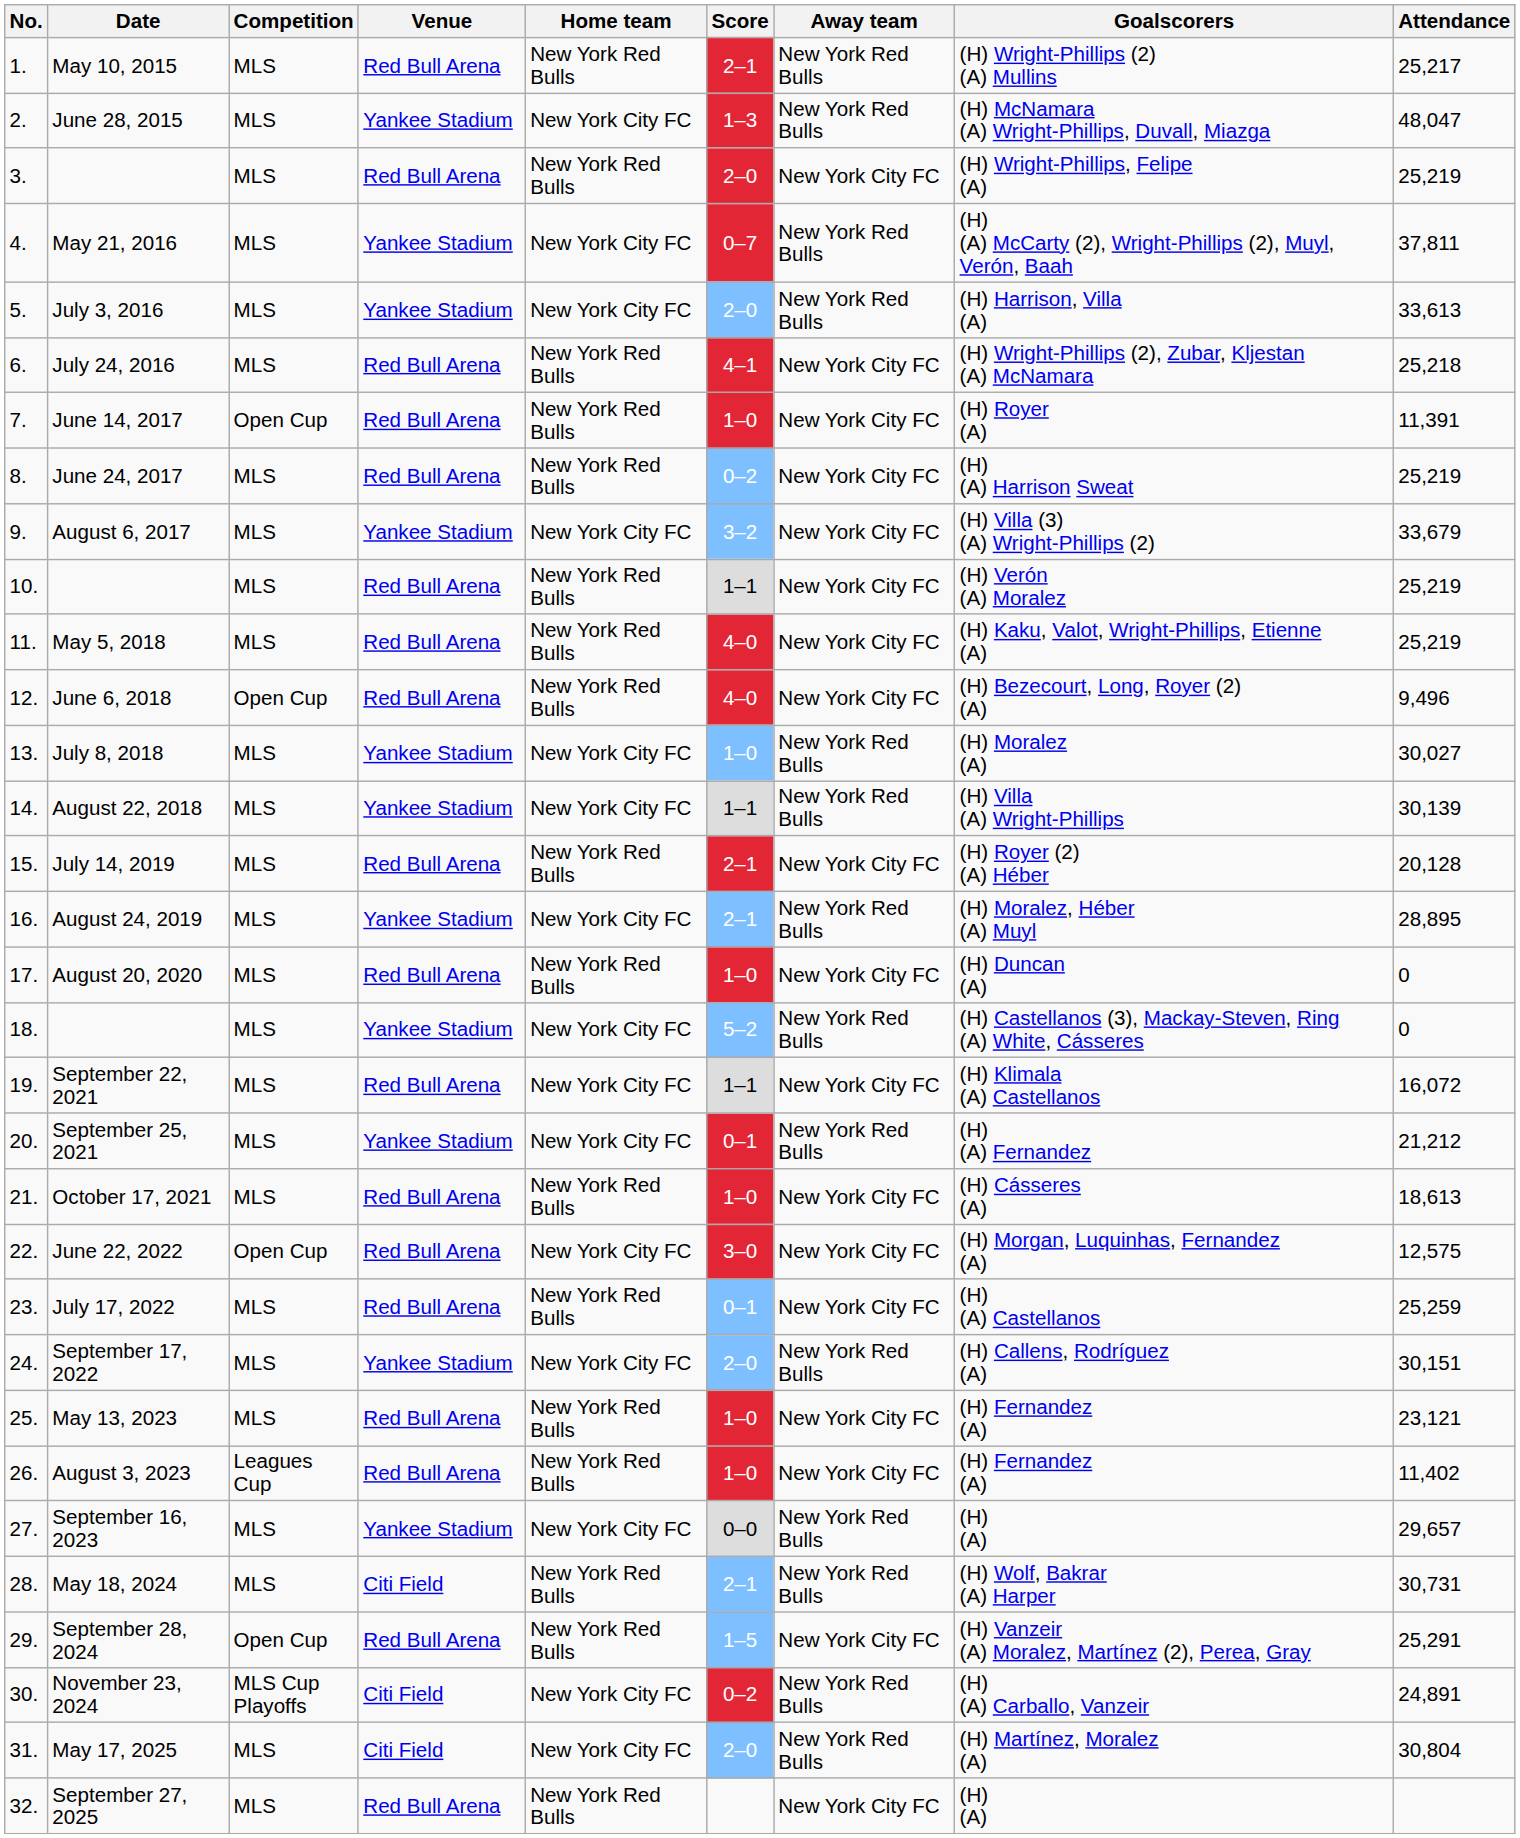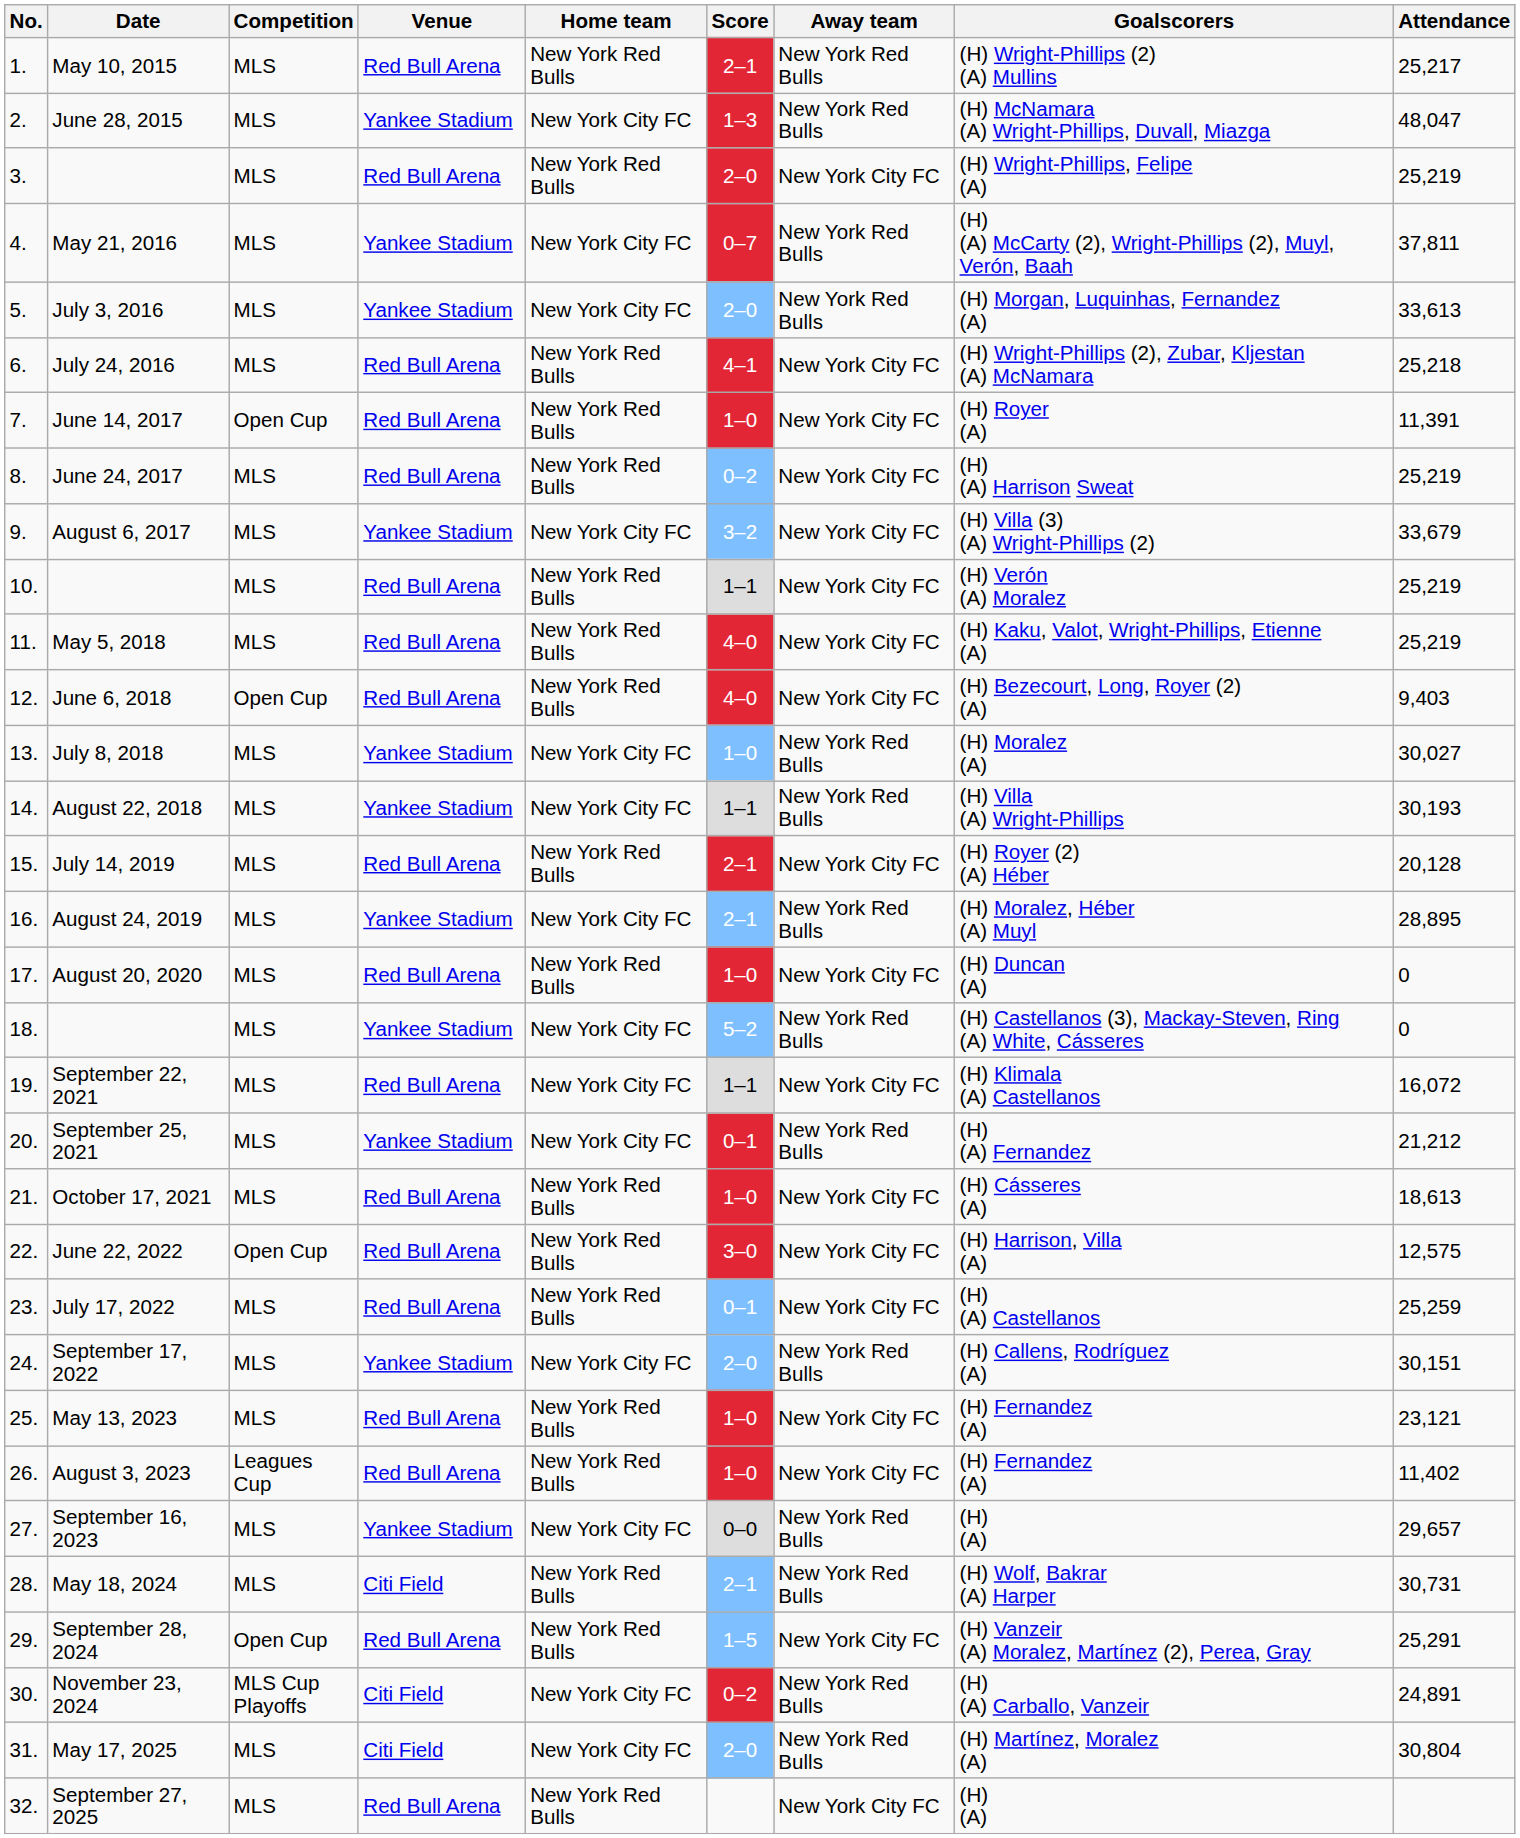(1041, 310) (H) Harrison, Villa (A) -> (1120, 310) (H) Morgan, Luquinhas, Fernandez (A)
(1424, 698) 9,496 -> (1424, 698) 9,403
(1430, 809) 30,139 -> (1430, 809) 30,193
(611, 1252) New York City FC -> (595, 1252) New York Red Bulls
(1120, 1252) (H) Morgan, Luquinhas, Fernandez (A) -> (1041, 1252) (H) Harrison, Villa (A)
